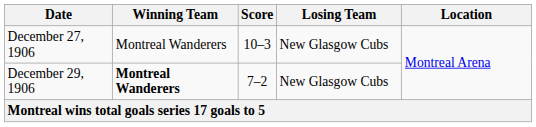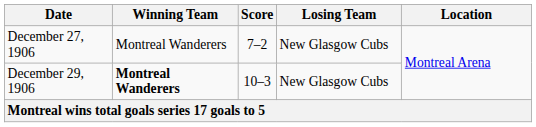(257, 44) 10–3 -> (257, 44) 7–2
(257, 81) 7–2 -> (257, 81) 10–3
